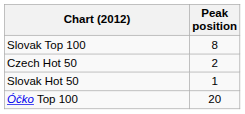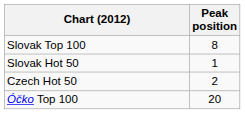rows swapped: (43, 81) <-> (42, 63)
